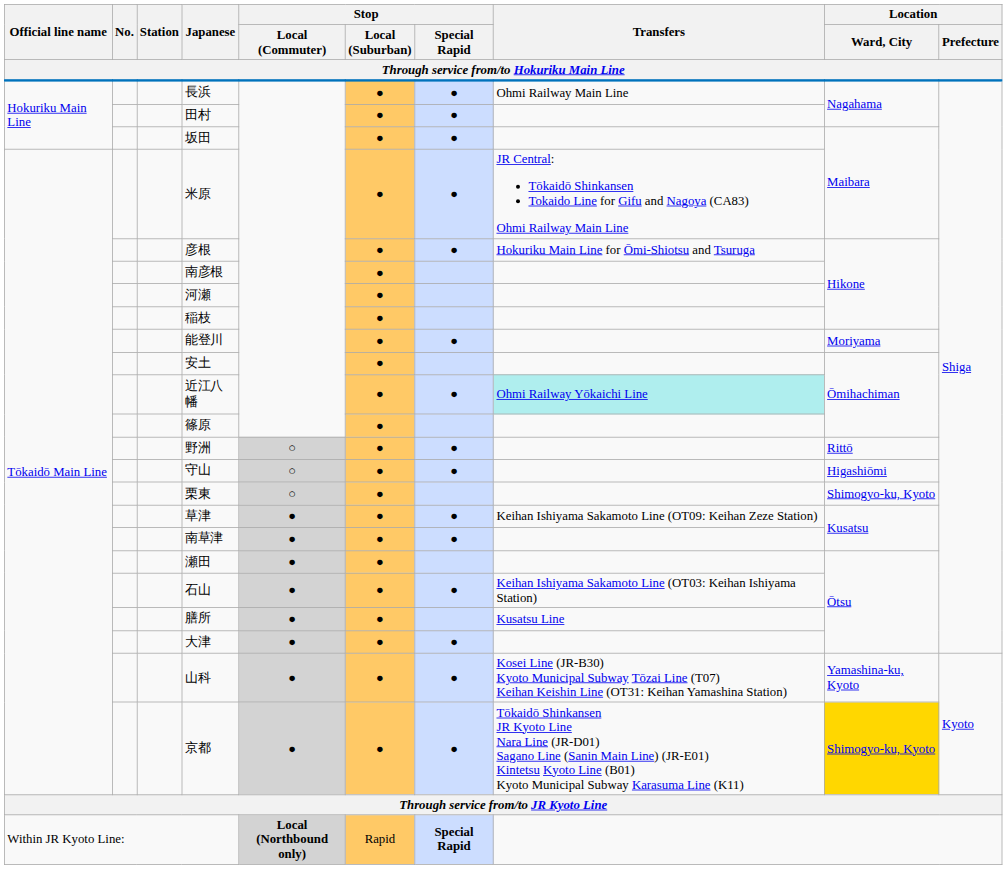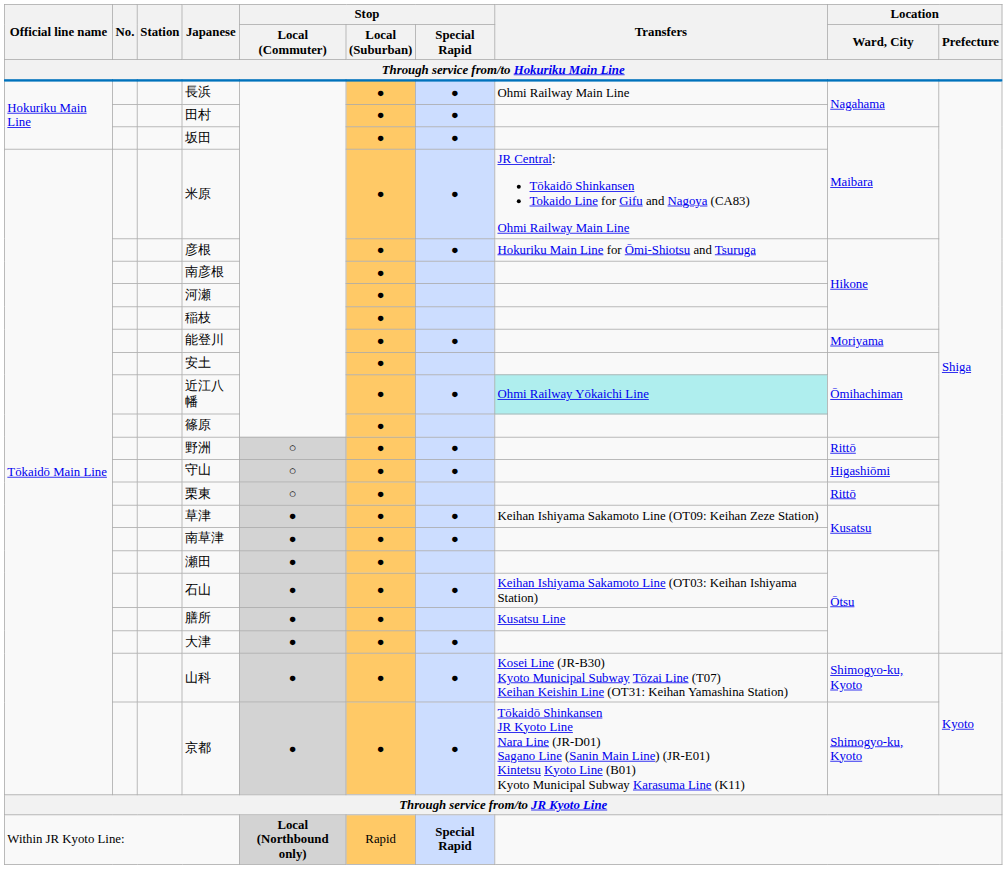(881, 493) Shimogyo-ku, Kyoto -> (843, 493) Rittō
(865, 677) Yamashina-ku, Kyoto -> (867, 677) Shimogyo-ku, Kyoto
(881, 748) gold background -> (867, 748) no background
